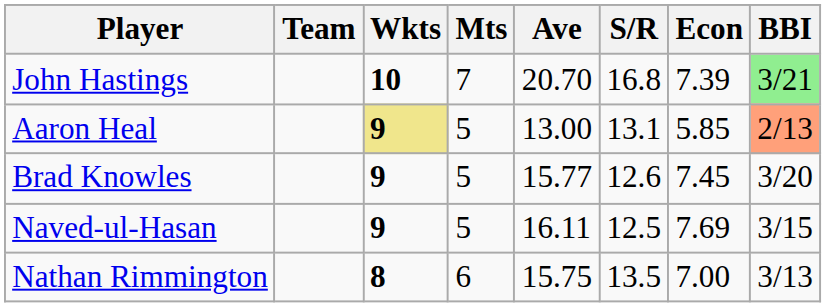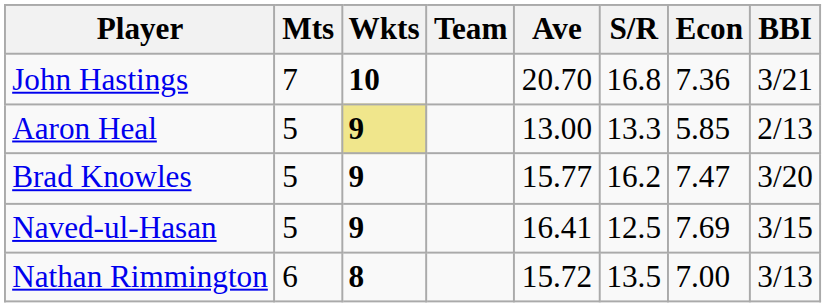columns swapped: (319, 29) <-> (481, 29)
(703, 78) 7.39 -> (703, 78) 7.36
(785, 78) lightgreen background -> (785, 78) no background
(634, 128) 13.1 -> (634, 128) 13.3
(785, 128) lightsalmon background -> (785, 128) no background
(634, 177) 12.6 -> (634, 177) 16.2
(703, 177) 7.45 -> (703, 177) 7.47
(556, 227) 16.11 -> (557, 227) 16.41
(557, 276) 15.75 -> (557, 276) 15.72
